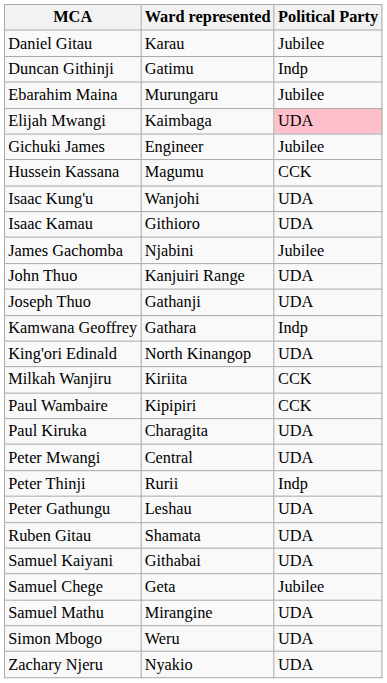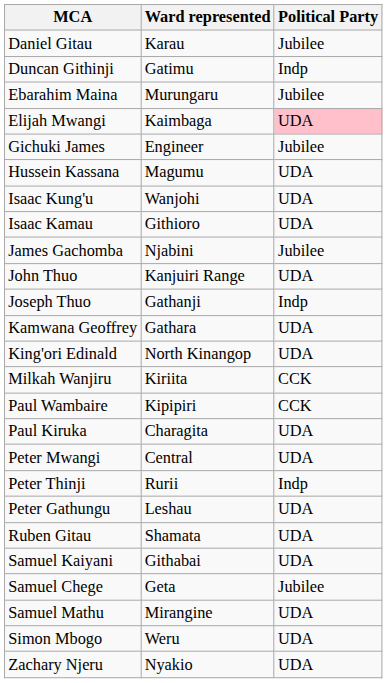(295, 172) CCK -> (296, 172) UDA
(296, 302) UDA -> (293, 302) Indp
(293, 328) Indp -> (296, 328) UDA
